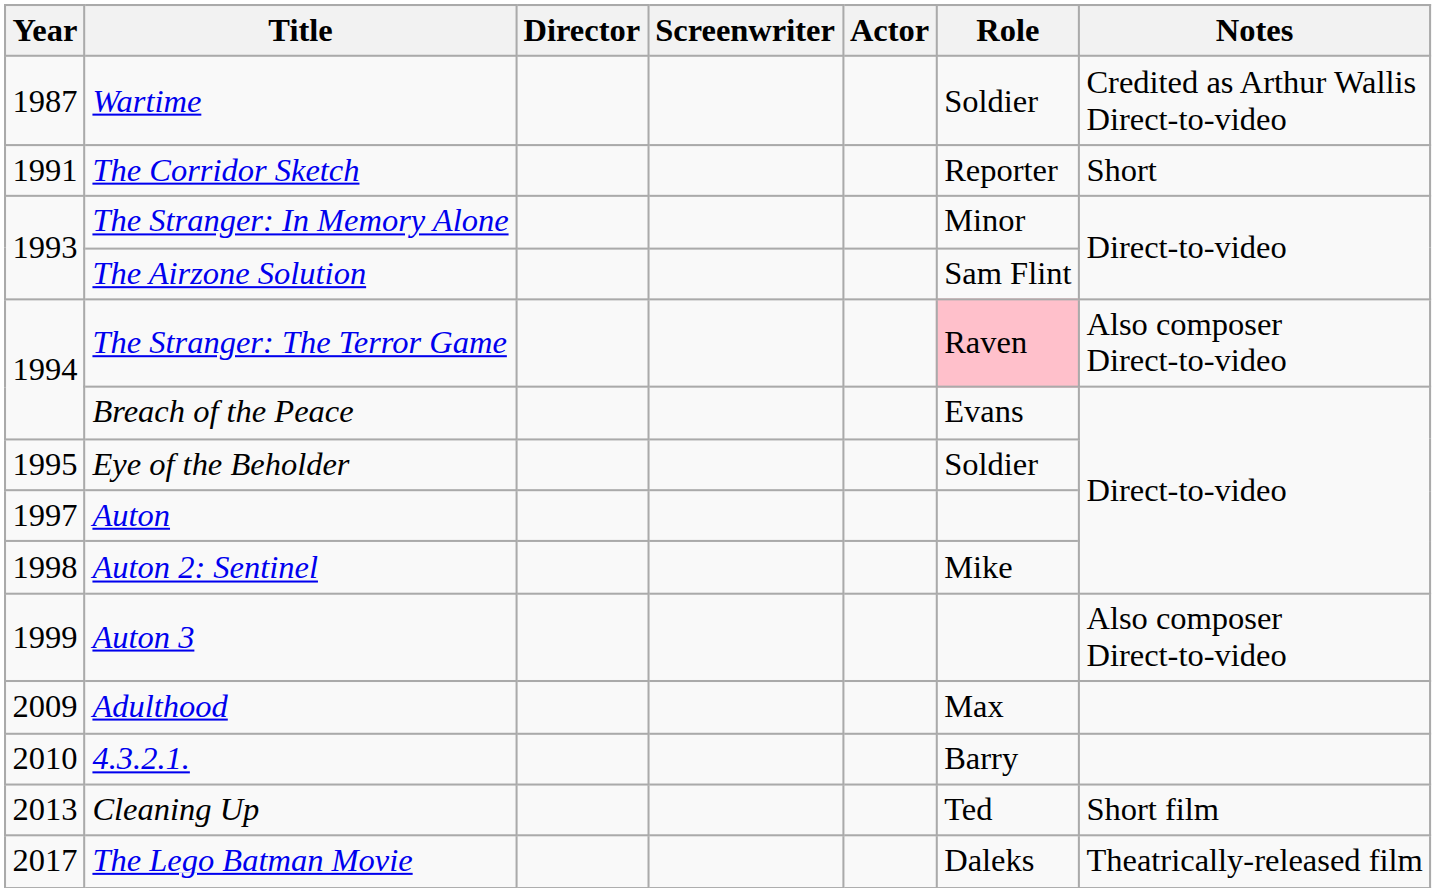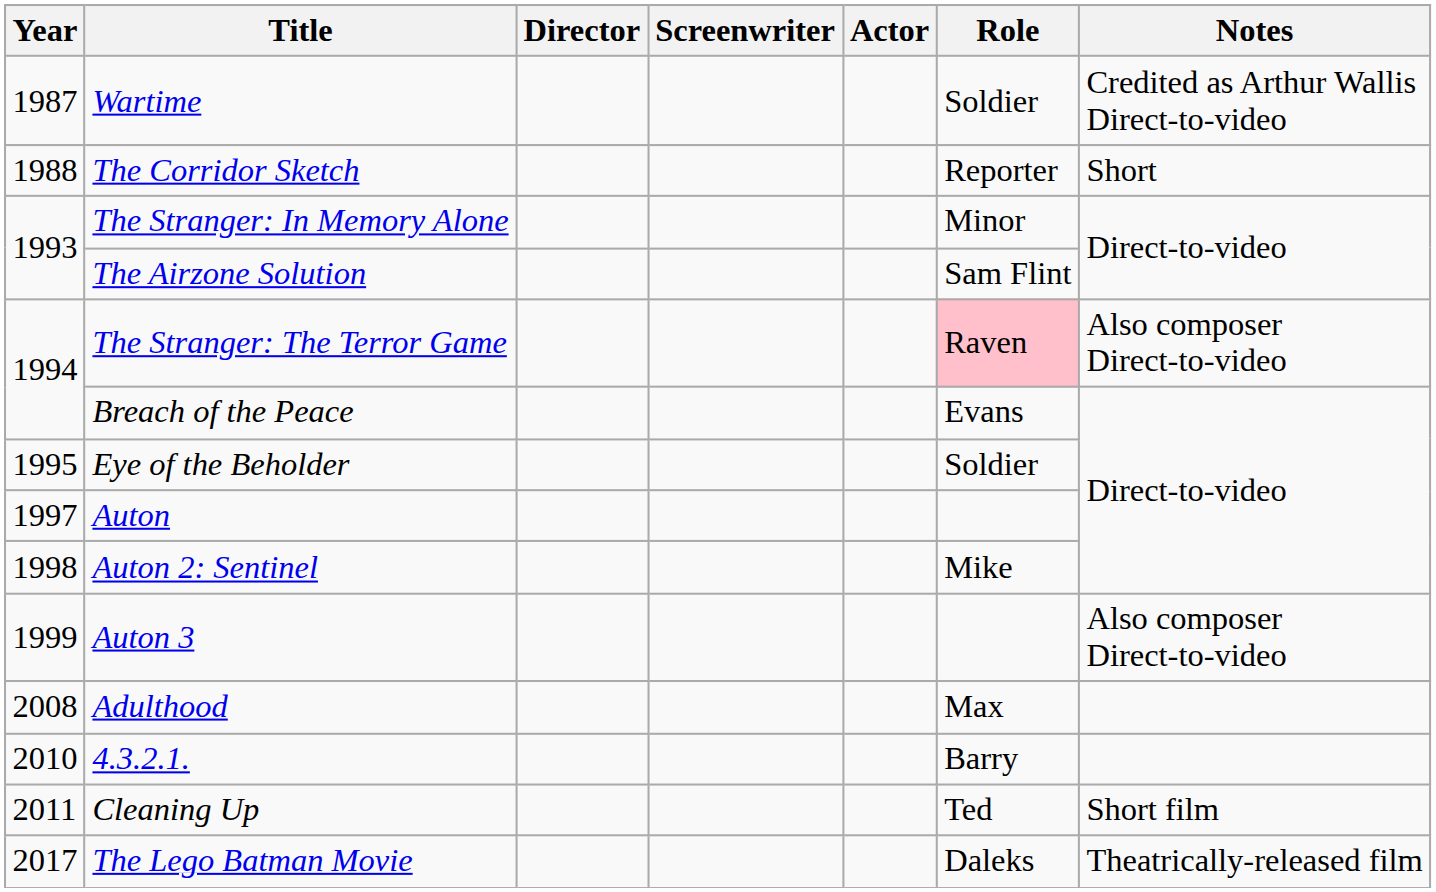(45, 169) 1991 -> (45, 169) 1988
(45, 706) 2009 -> (45, 706) 2008
(45, 809) 2013 -> (44, 809) 2011
